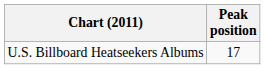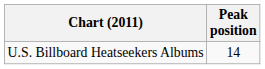(233, 52) 17 -> (233, 52) 14
